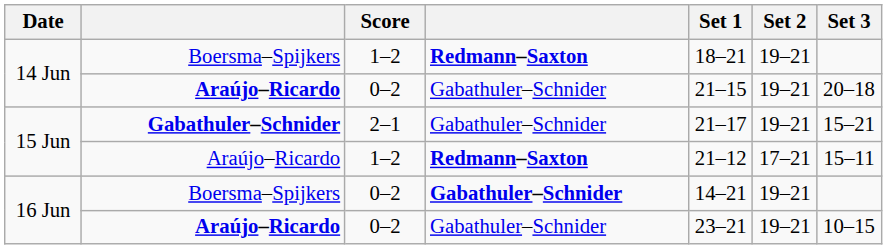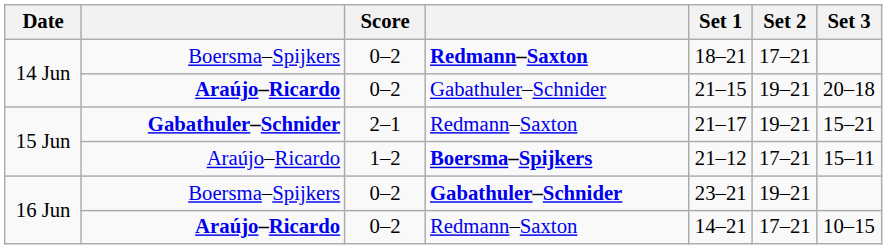(385, 56) 1–2 -> (385, 56) 0–2
(785, 56) 19–21 -> (785, 56) 17–21
(518, 124) Gabathuler–Schnider -> (504, 124) Redmann–Saxton
(509, 158) Redmann–Saxton -> (511, 158) Boersma–Spijkers
(721, 192) 14–21 -> (721, 192) 23–21
(518, 227) Gabathuler–Schnider -> (504, 227) Redmann–Saxton
(721, 227) 23–21 -> (721, 227) 14–21
(785, 227) 19–21 -> (785, 227) 17–21
